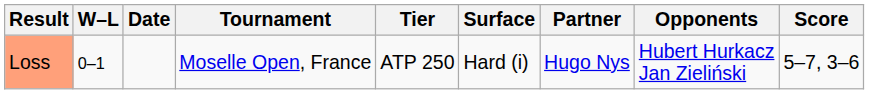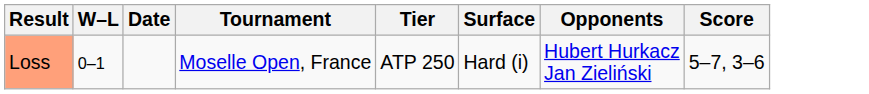- column: (587, 19)
